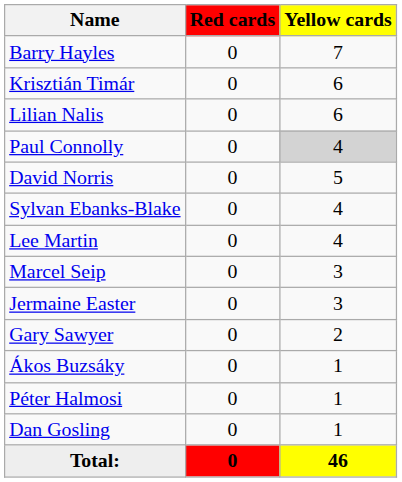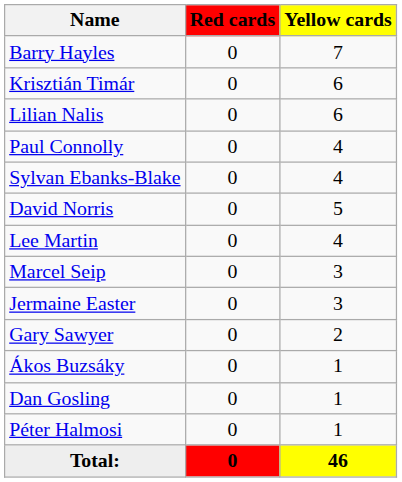(338, 146) lightgrey background -> (338, 146) no background
rows swapped: (95, 209) <-> (61, 177)
rows swapped: (66, 397) <-> (60, 429)
